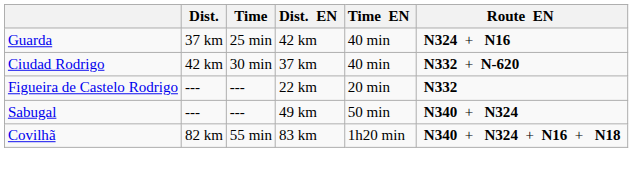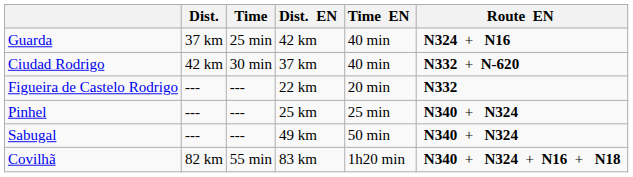+ row: (27, 111)
